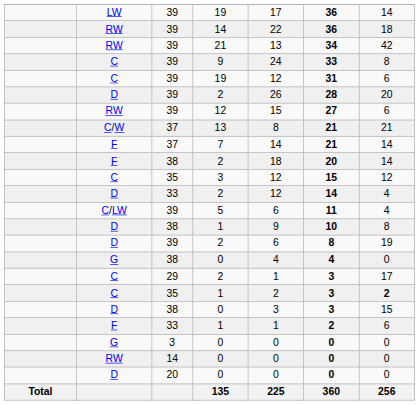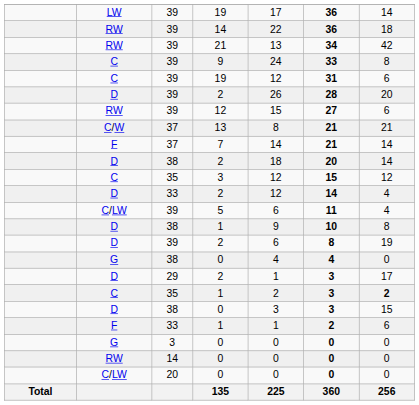(114, 161) F -> (114, 161) D
(114, 276) C -> (114, 276) D
(114, 375) D -> (114, 375) C/LW
